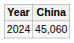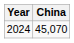(51, 29) 45,060 -> (51, 29) 45,070
